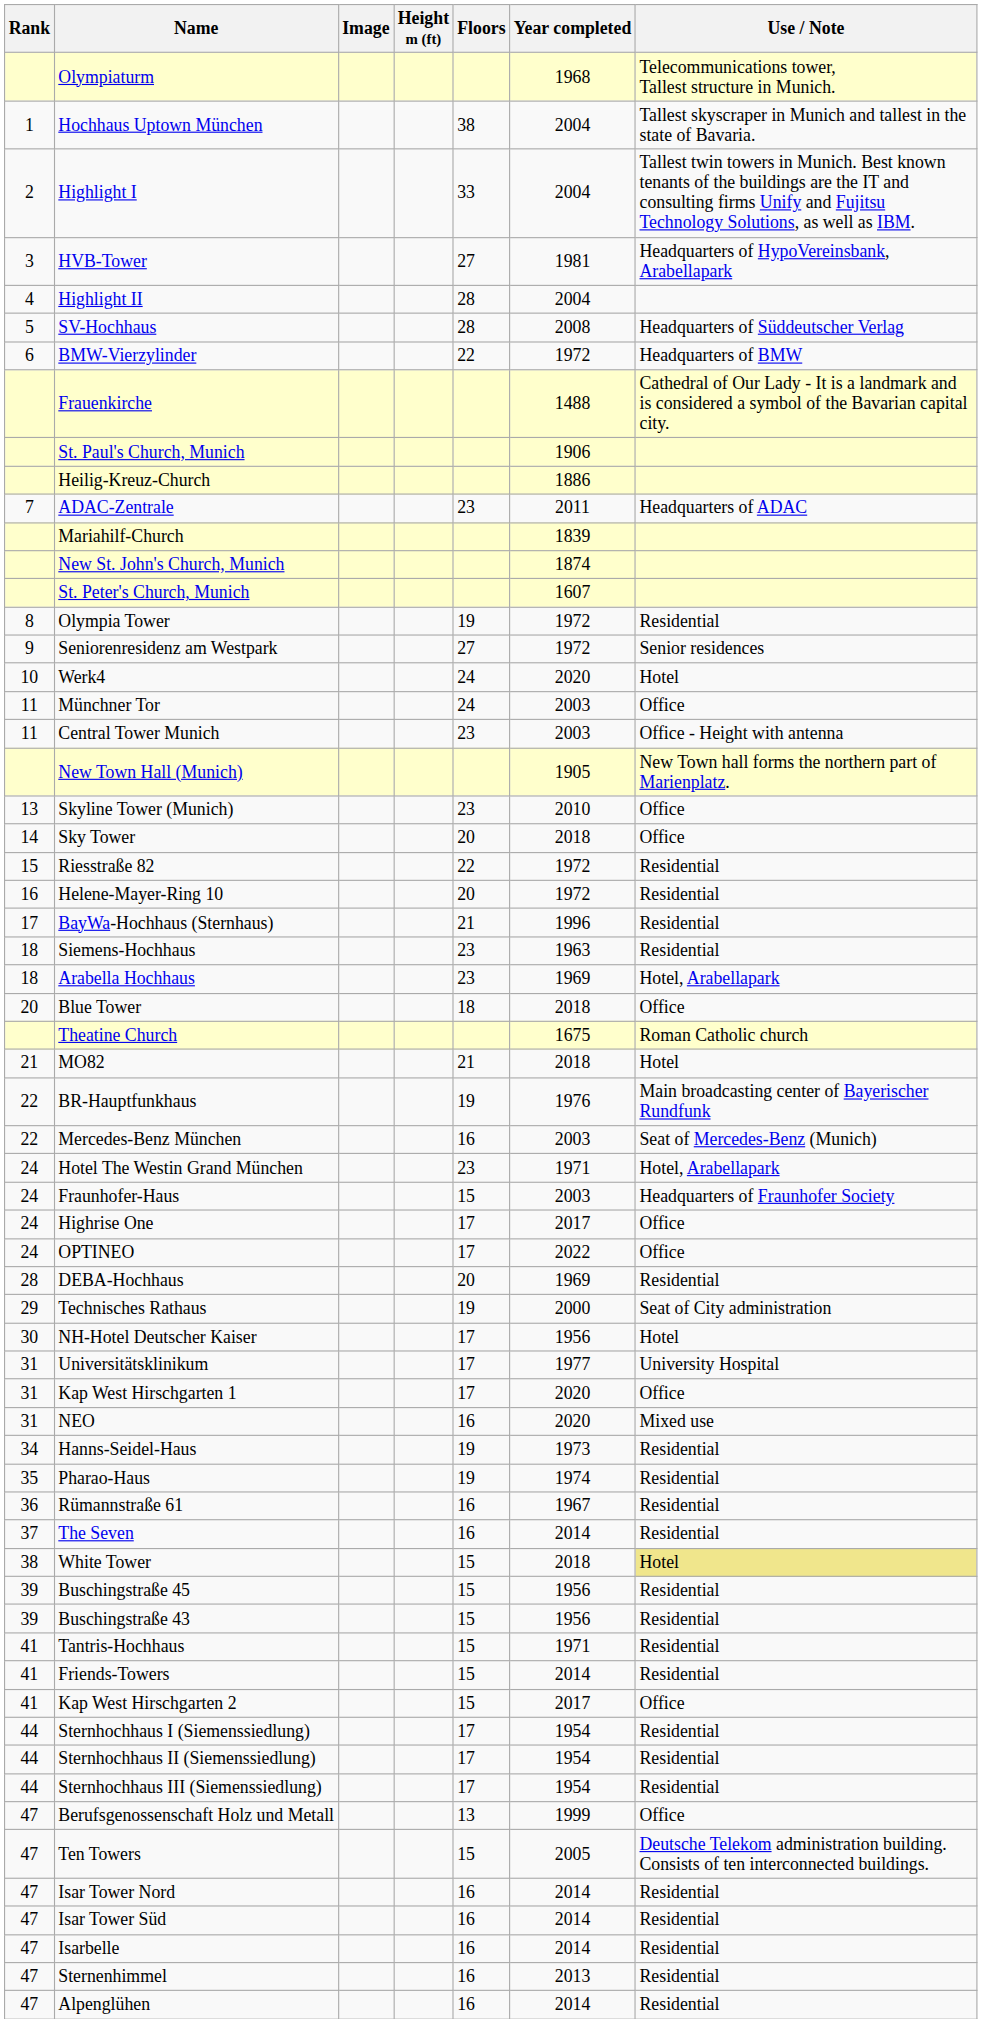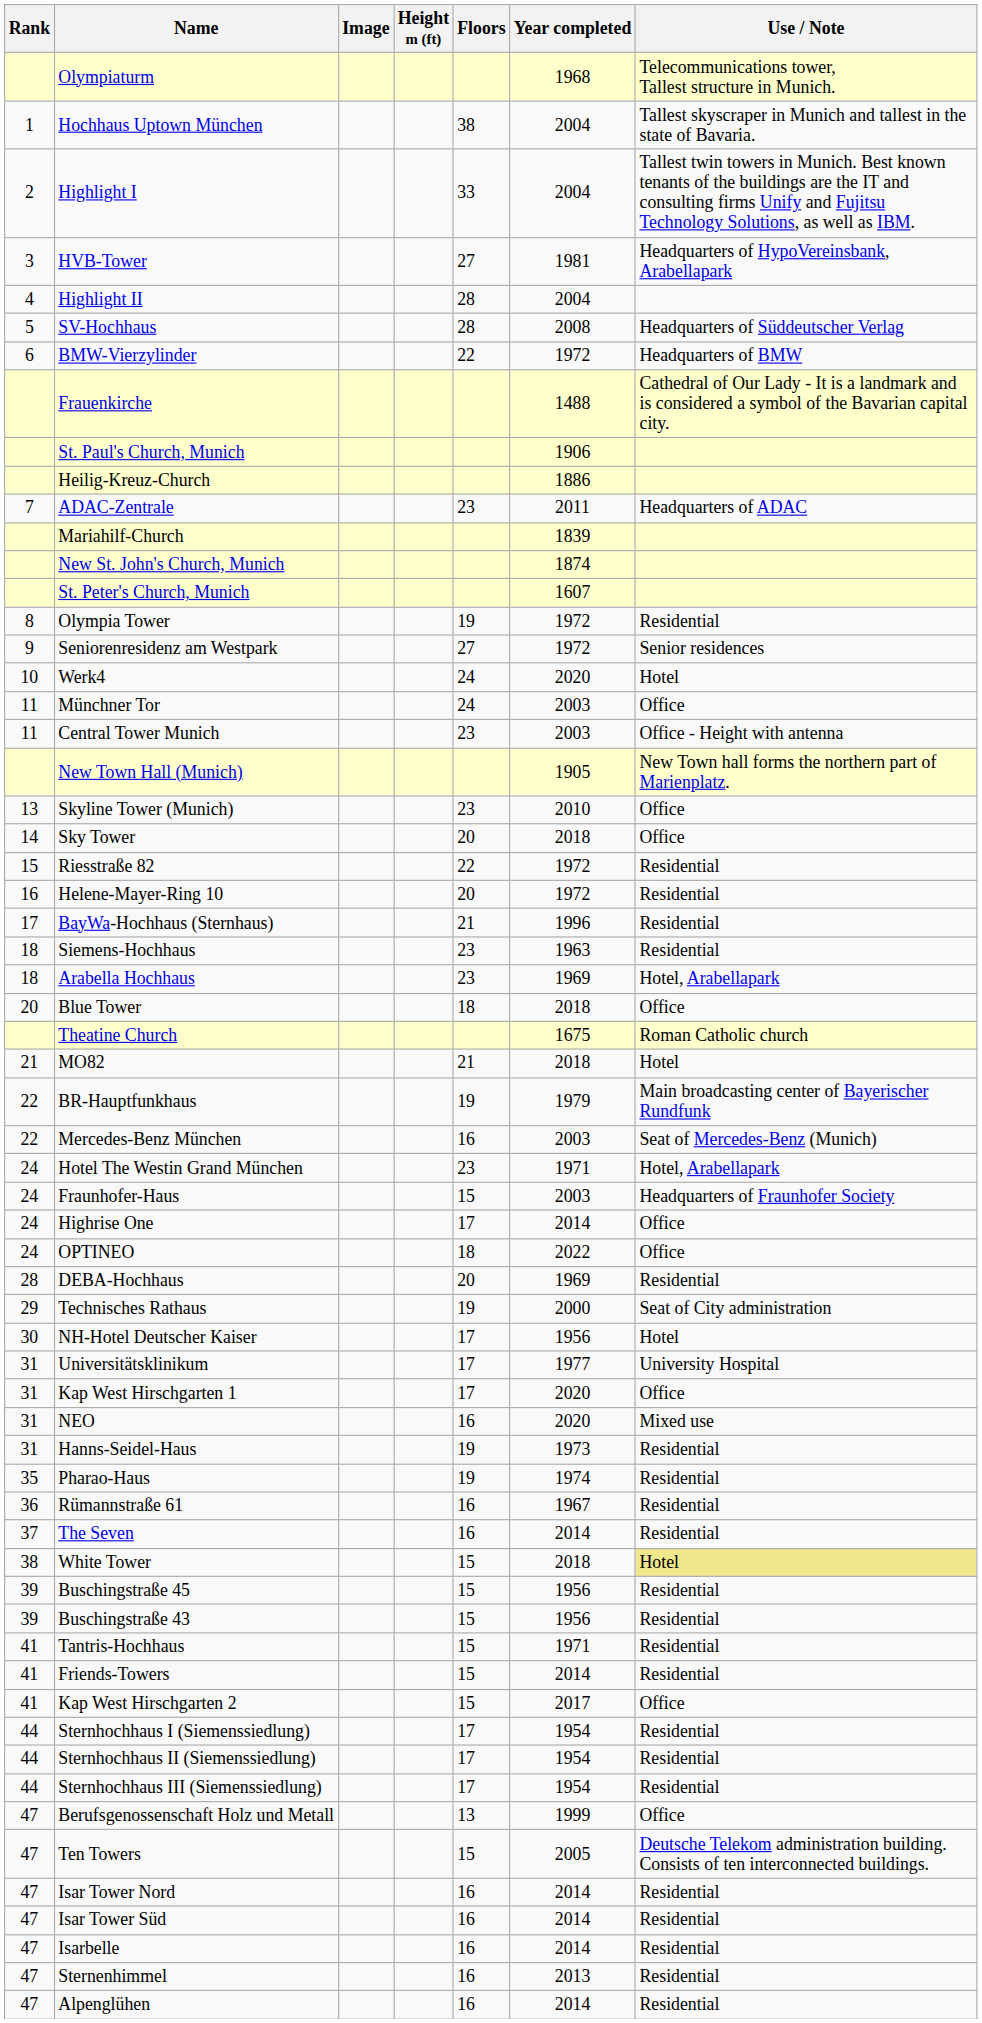(573, 1101) 1976 -> (573, 1101) 1979
(573, 1224) 2017 -> (573, 1224) 2014
(466, 1252) 17 -> (466, 1252) 18
(29, 1449) 34 -> (29, 1449) 31
